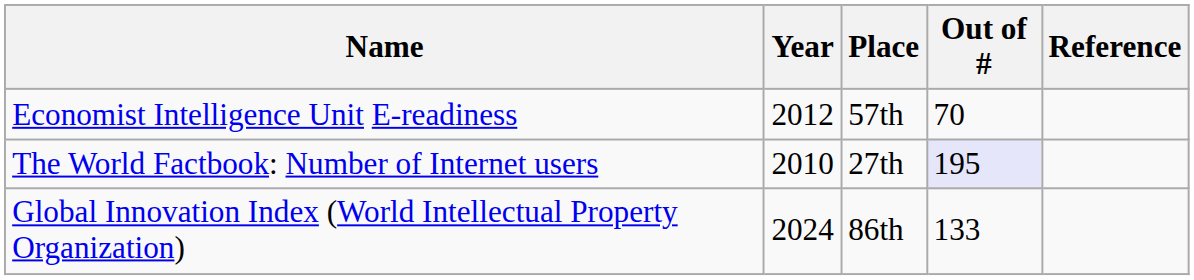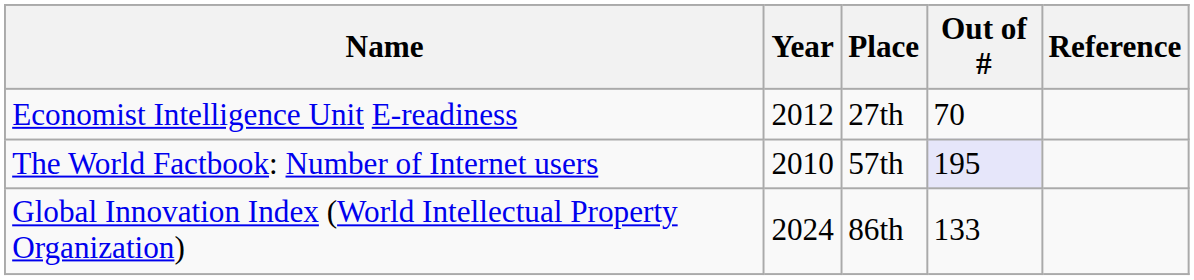(876, 113) 57th -> (876, 113) 27th
(876, 163) 27th -> (876, 163) 57th
